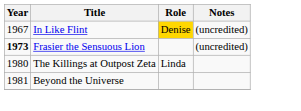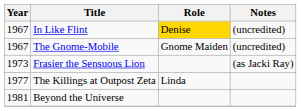+ row: (76, 47)
(18, 47) bold -> (18, 64) normal
(222, 47) (uncredited) -> (263, 64) (as Jacki Ray)
(18, 64) 1980 -> (18, 81) 1977
